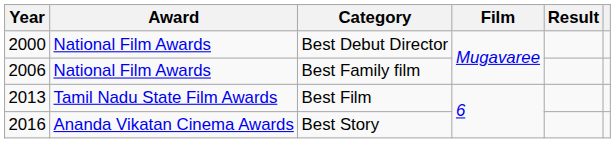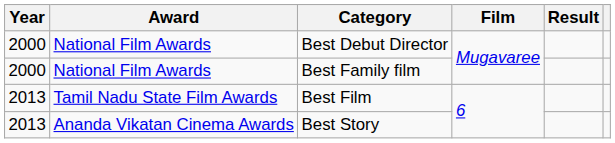(27, 71) 2006 -> (27, 71) 2000
(27, 124) 2016 -> (27, 124) 2013
